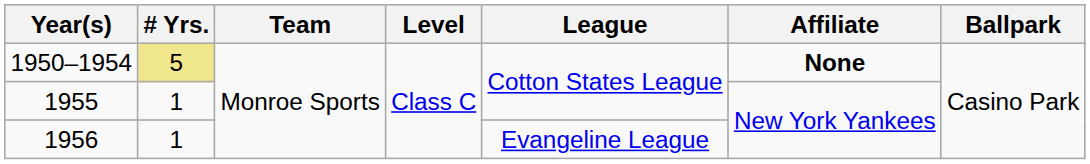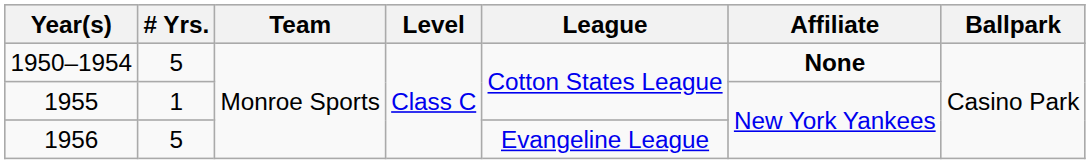(176, 63) khaki background -> (176, 63) no background
(176, 140) 1 -> (176, 140) 5
